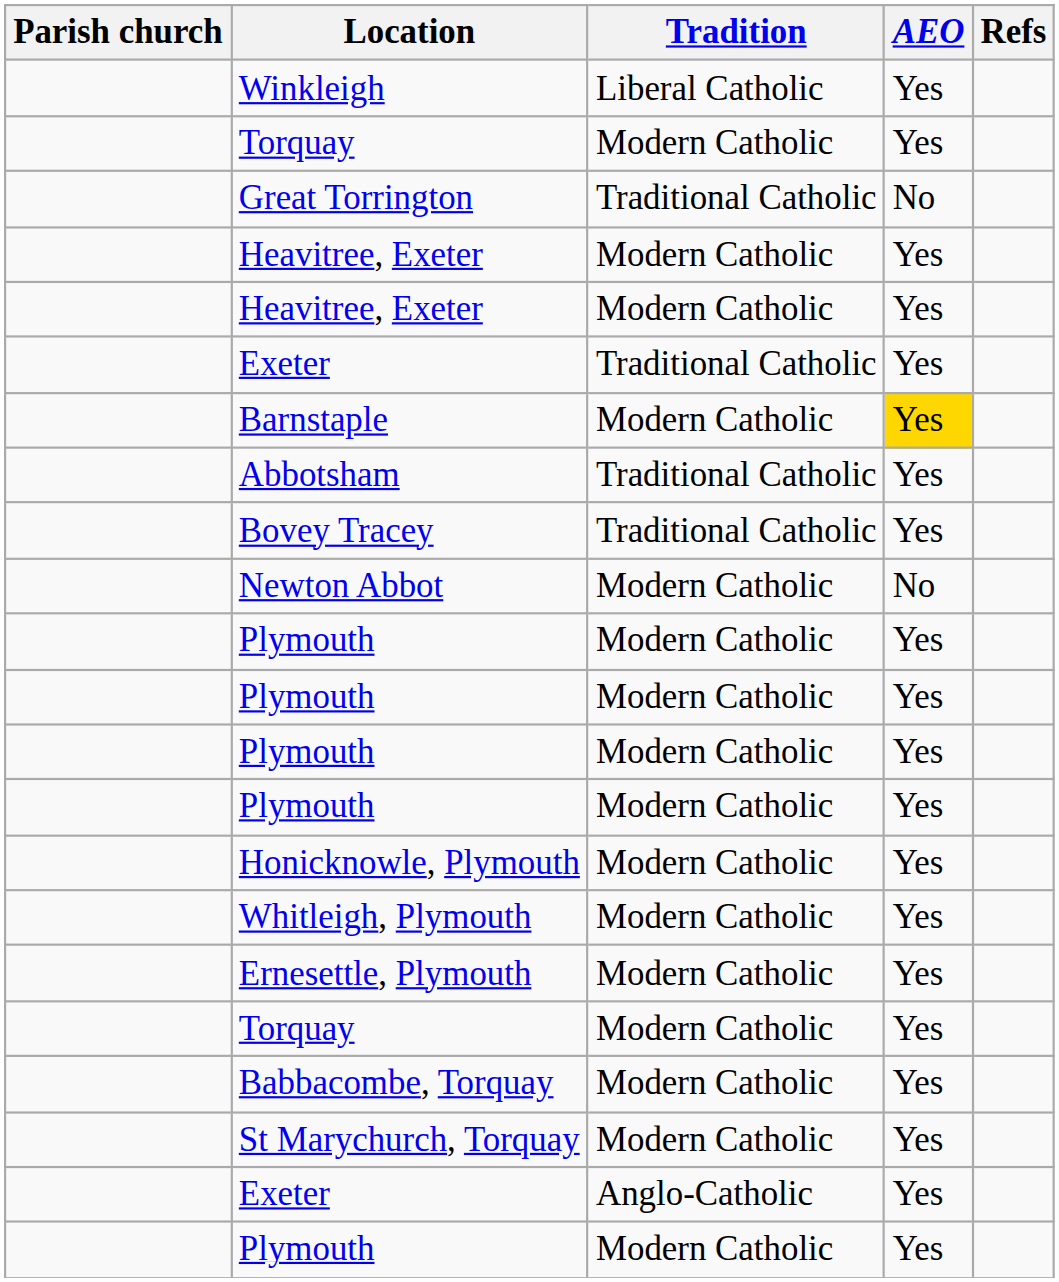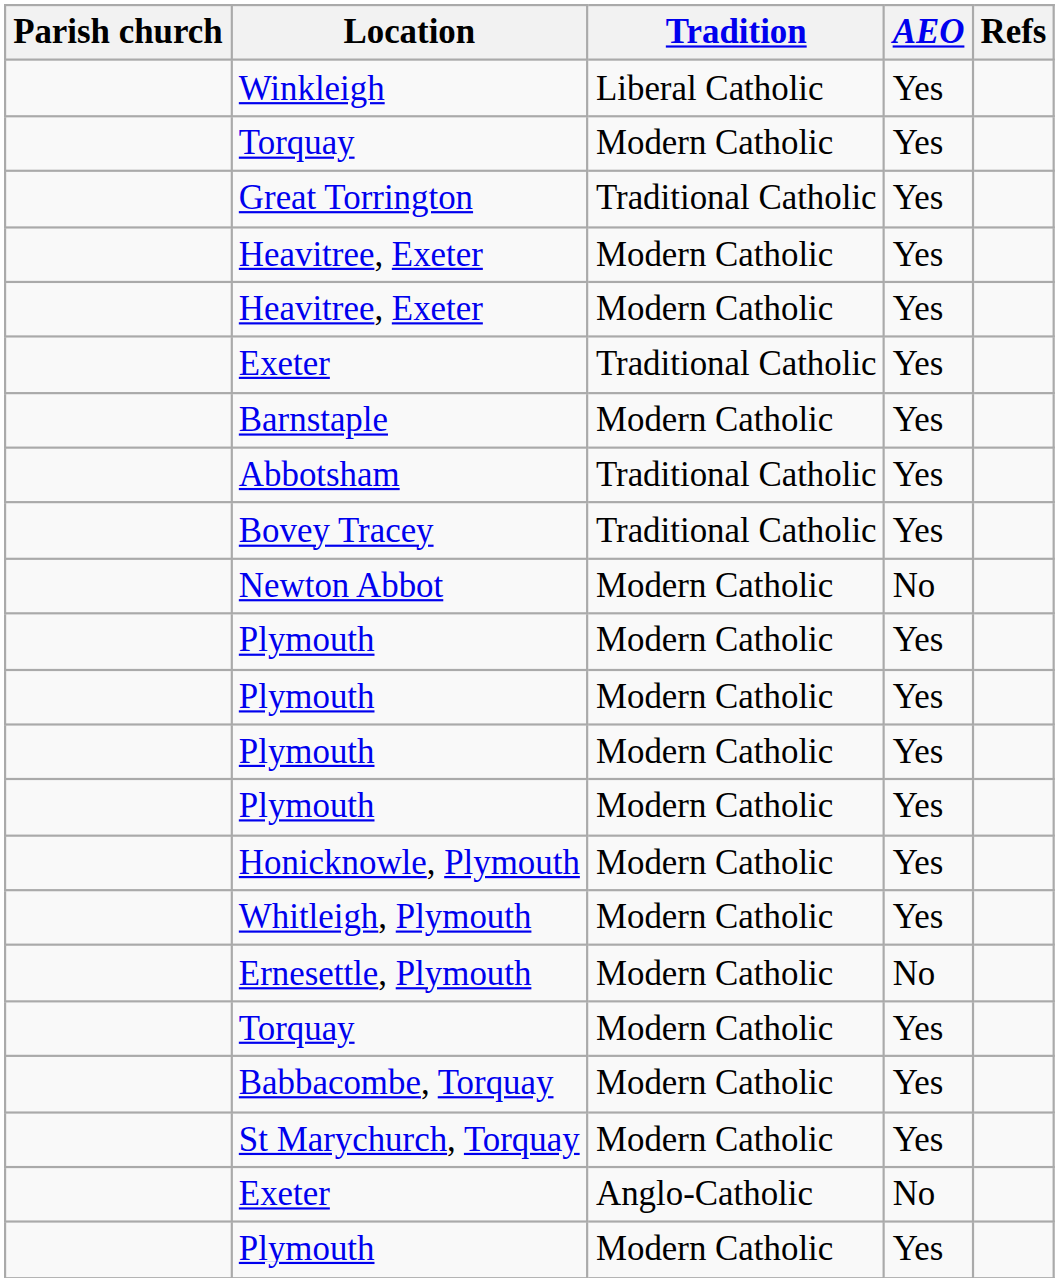(914, 198) No -> (918, 198) Yes
(918, 419) gold background -> (918, 419) no background
(918, 972) Yes -> (914, 972) No
(918, 1193) Yes -> (914, 1193) No
